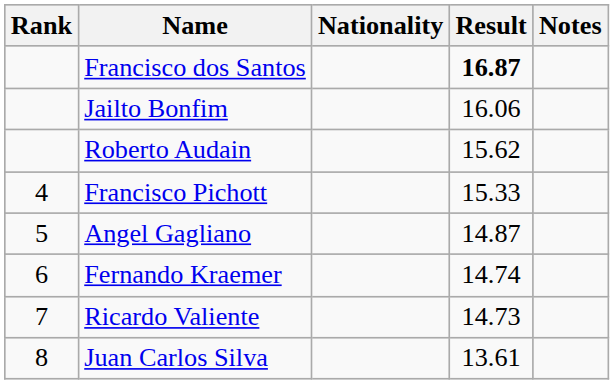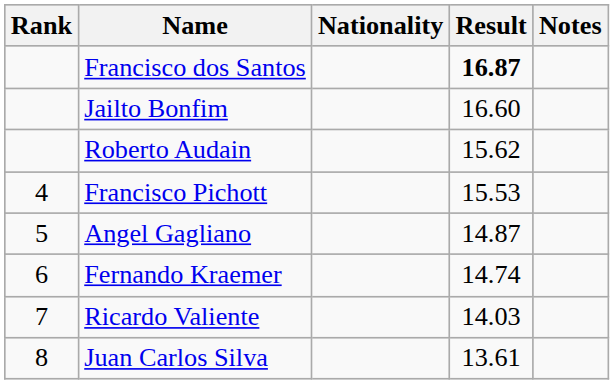(491, 108) 16.06 -> (491, 108) 16.60
(491, 191) 15.33 -> (491, 191) 15.53
(491, 316) 14.73 -> (491, 316) 14.03
